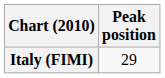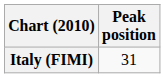(129, 60) 29 -> (129, 60) 31
